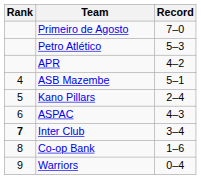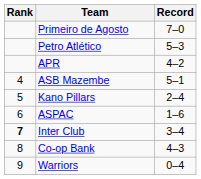(175, 115) 4–3 -> (175, 115) 1–6
(175, 149) 1–6 -> (175, 149) 4–3
